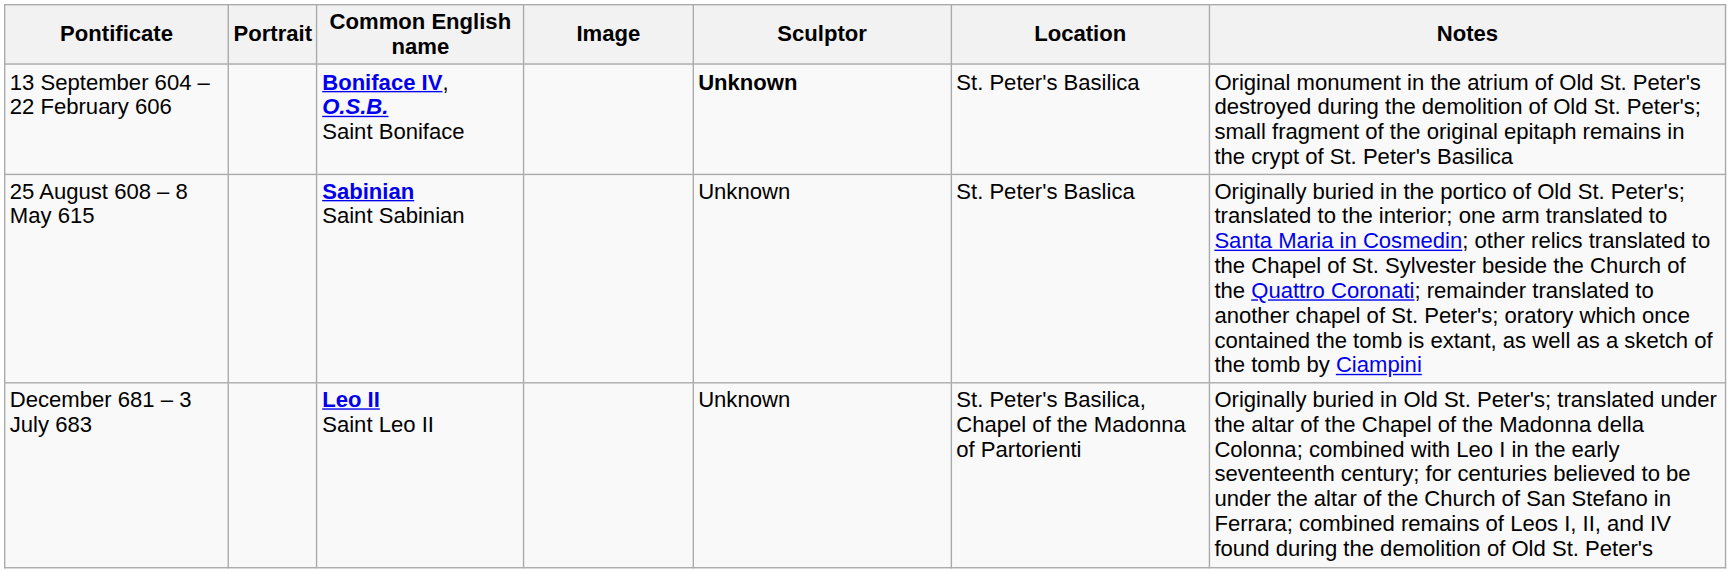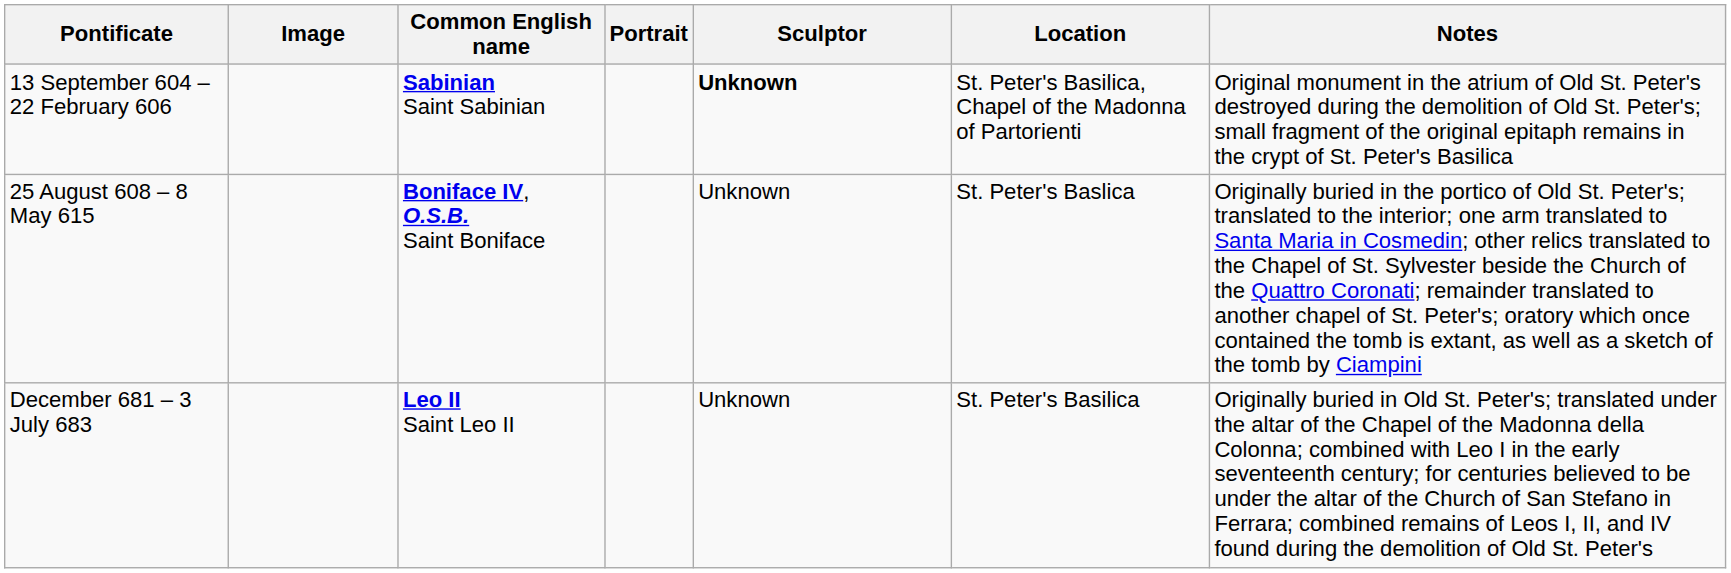columns swapped: (273, 34) <-> (608, 34)
(393, 106) Boniface IV, O.S.B. Saint Boniface -> (474, 94) Sabinian Saint Sabinian
(1048, 81) St. Peter's Basilica -> (1071, 106) St. Peter's Basilica, Chapel of the Madonna of Partorienti
(393, 203) Sabinian Saint Sabinian -> (474, 216) Boniface IV, O.S.B. Saint Boniface
(1071, 425) St. Peter's Basilica, Chapel of the Madonna of Partorienti -> (1048, 400) St. Peter's Basilica
